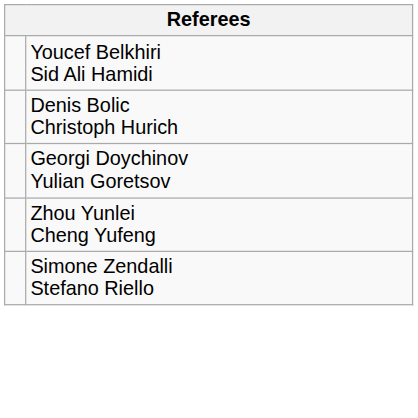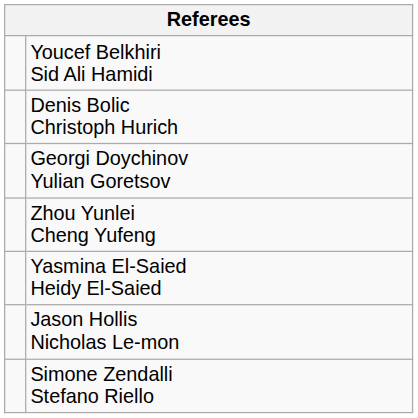+ row: (108, 277)
+ row: (105, 331)
